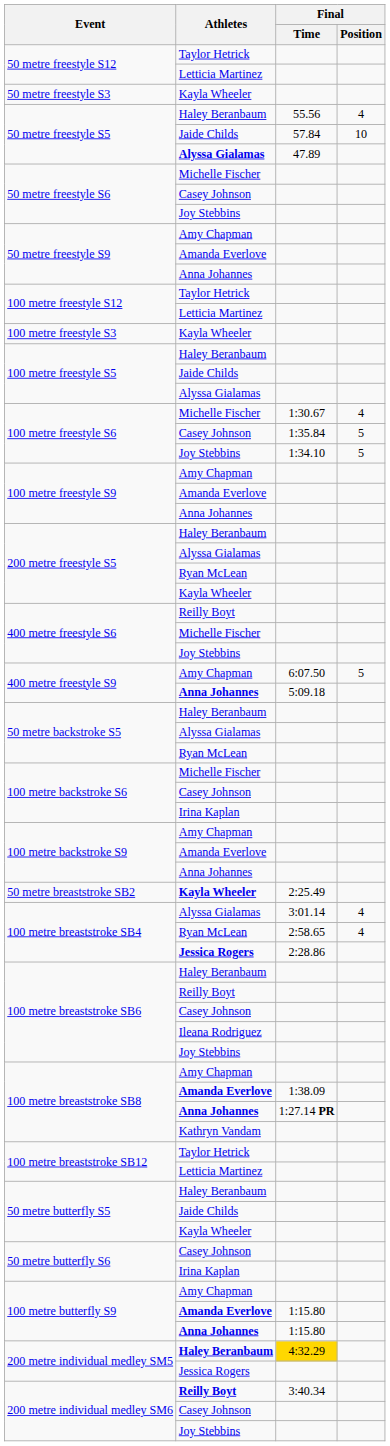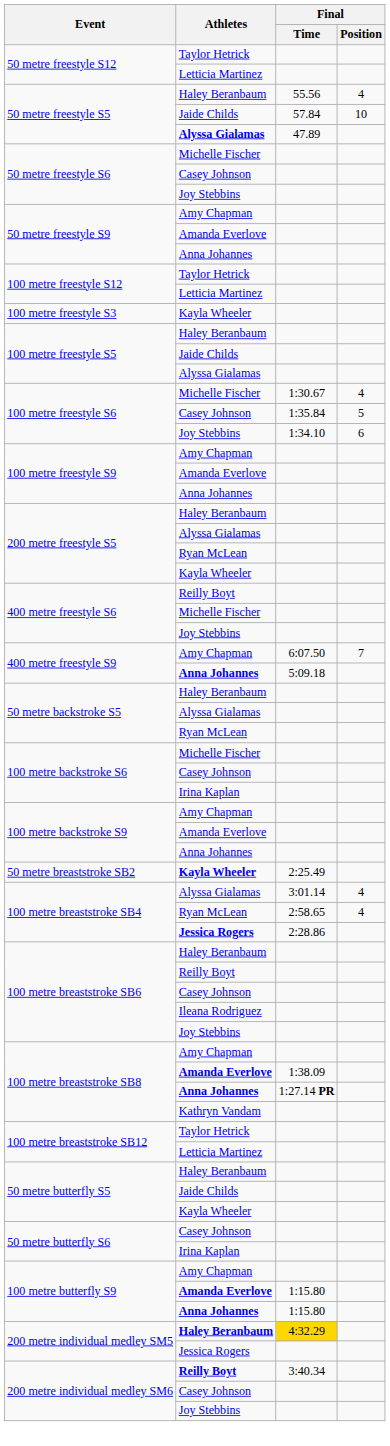- row: (59, 94)
(361, 453) 5 -> (361, 433) 6
(361, 673) 5 -> (361, 653) 7
